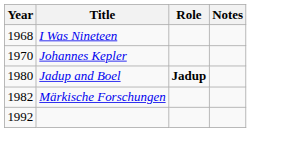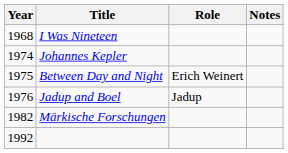(20, 55) 1970 -> (20, 55) 1974
+ row: (101, 76)
(20, 76) 1980 -> (20, 96) 1976
(189, 76) bold -> (187, 96) normal
